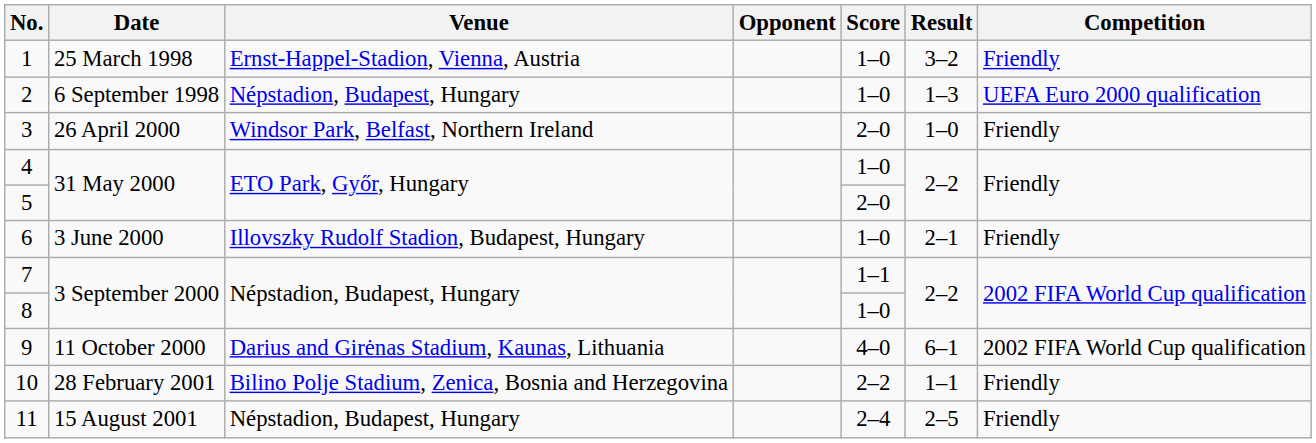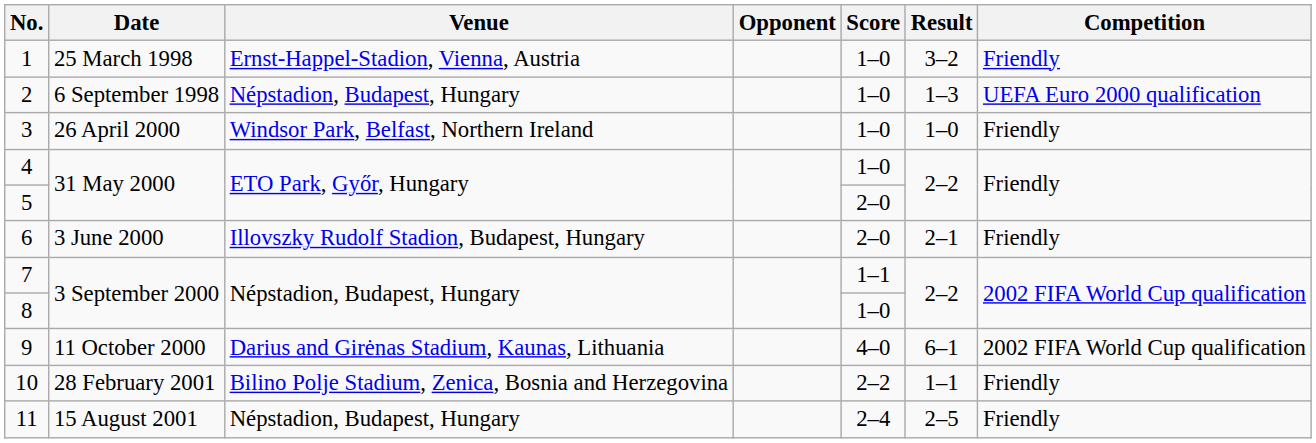(873, 130) 2–0 -> (873, 130) 1–0
(873, 238) 1–0 -> (873, 238) 2–0
